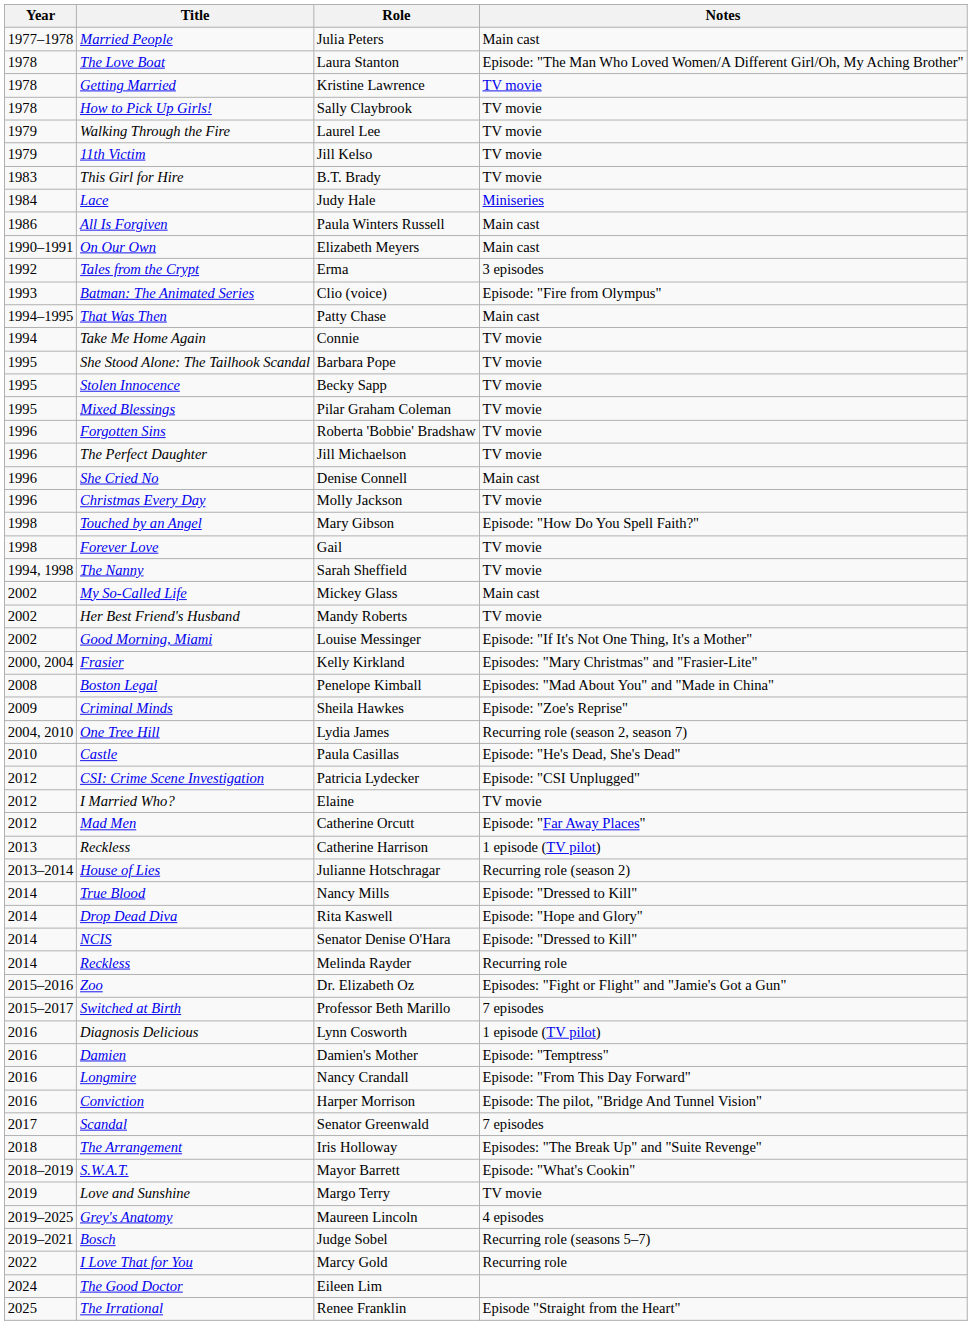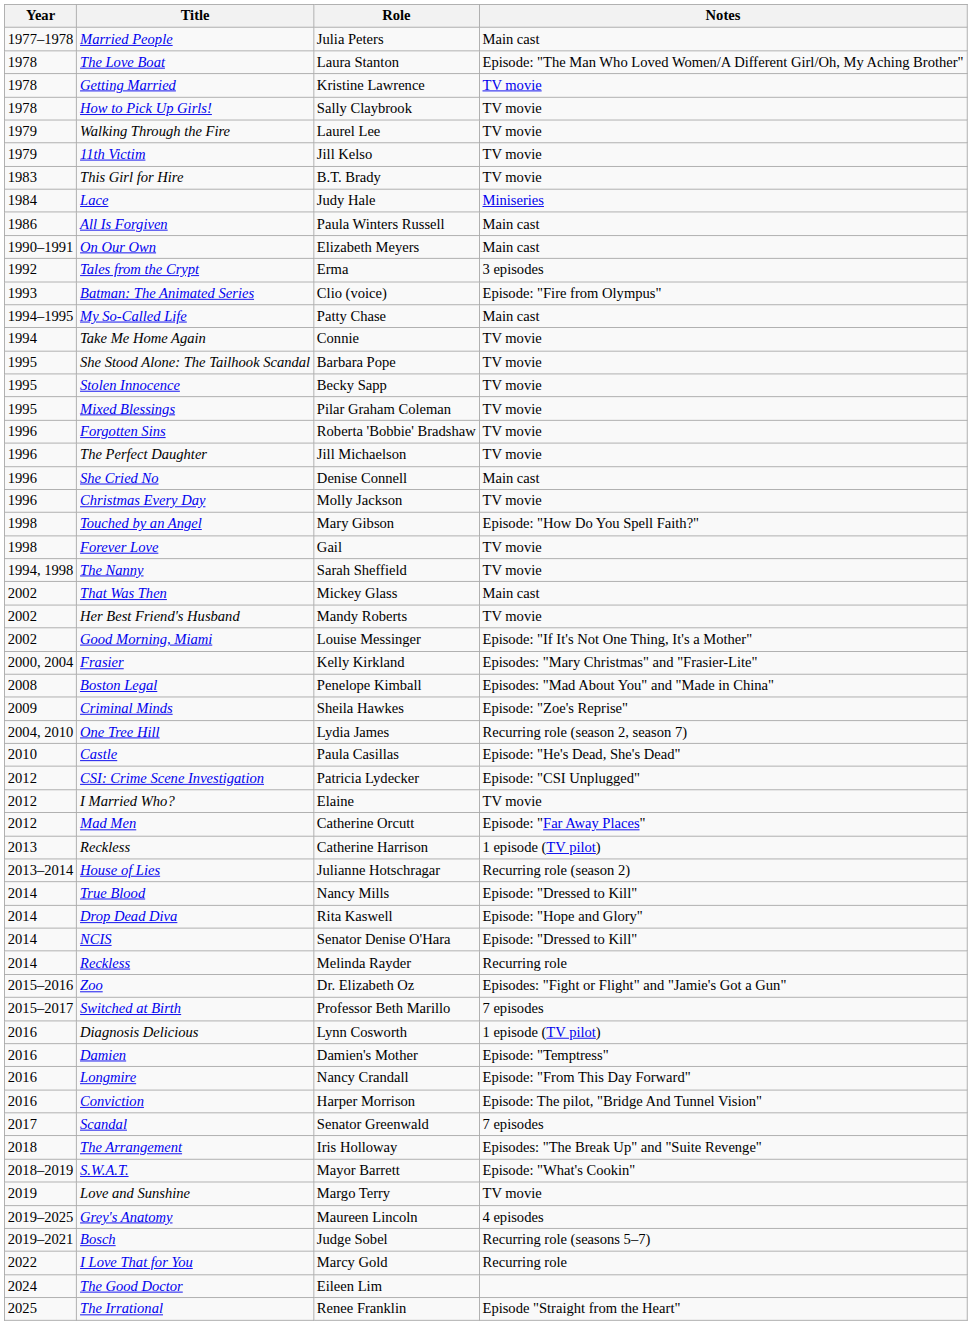(123, 316) That Was Then -> (133, 316) My So-Called Life
(133, 593) My So-Called Life -> (123, 593) That Was Then
